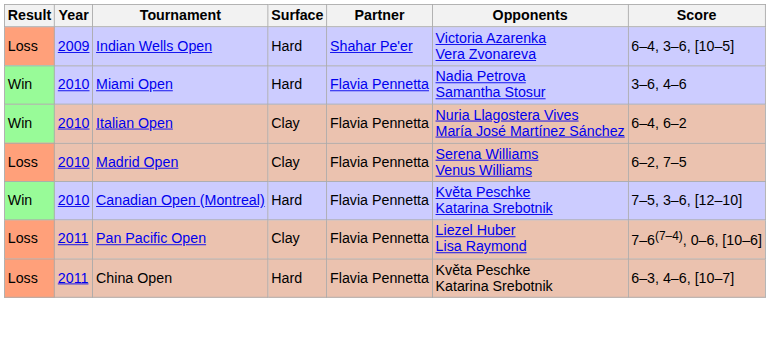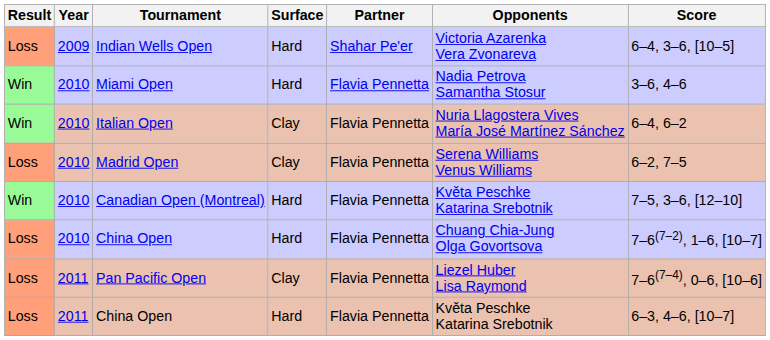+ row: (74, 239)
